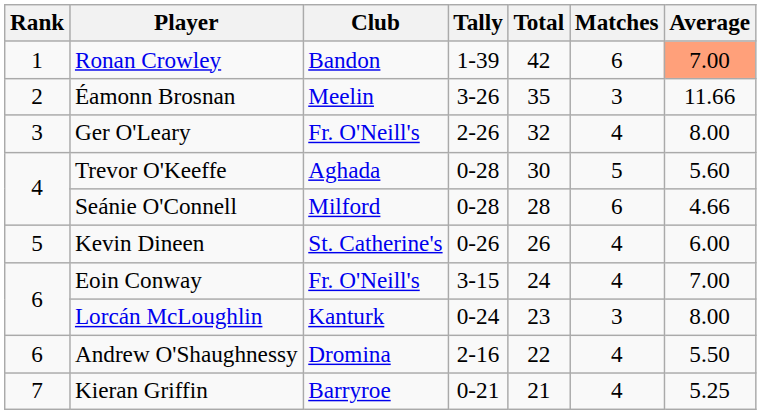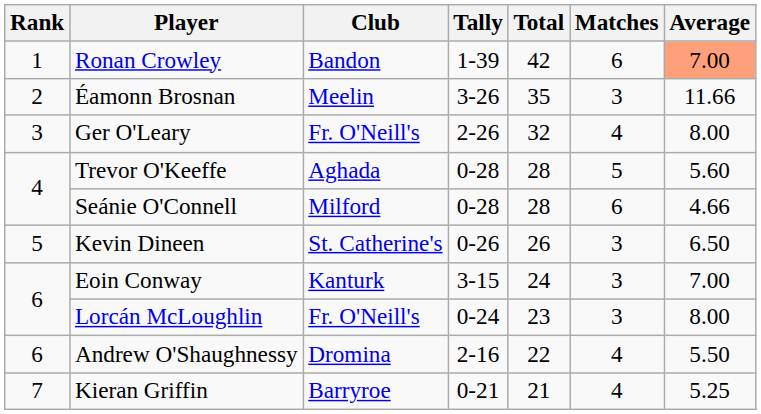(539, 170) 30 -> (539, 170) 28
(617, 243) 4 -> (617, 243) 3
(710, 243) 6.00 -> (710, 243) 6.50
(364, 280) Fr. O'Neill's -> (346, 280) Kanturk
(617, 280) 4 -> (617, 280) 3
(346, 317) Kanturk -> (364, 317) Fr. O'Neill's
